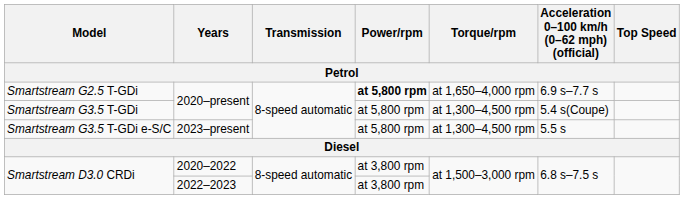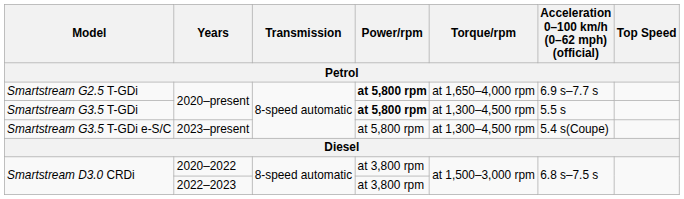(391, 110) normal -> (392, 110) bold
(575, 110) 5.4 s(Coupe) -> (553, 110) 5.5 s
(553, 128) 5.5 s -> (575, 128) 5.4 s(Coupe)
